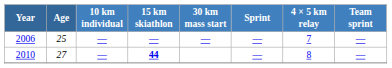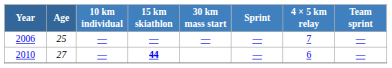(309, 55) 8 -> (309, 55) 6
